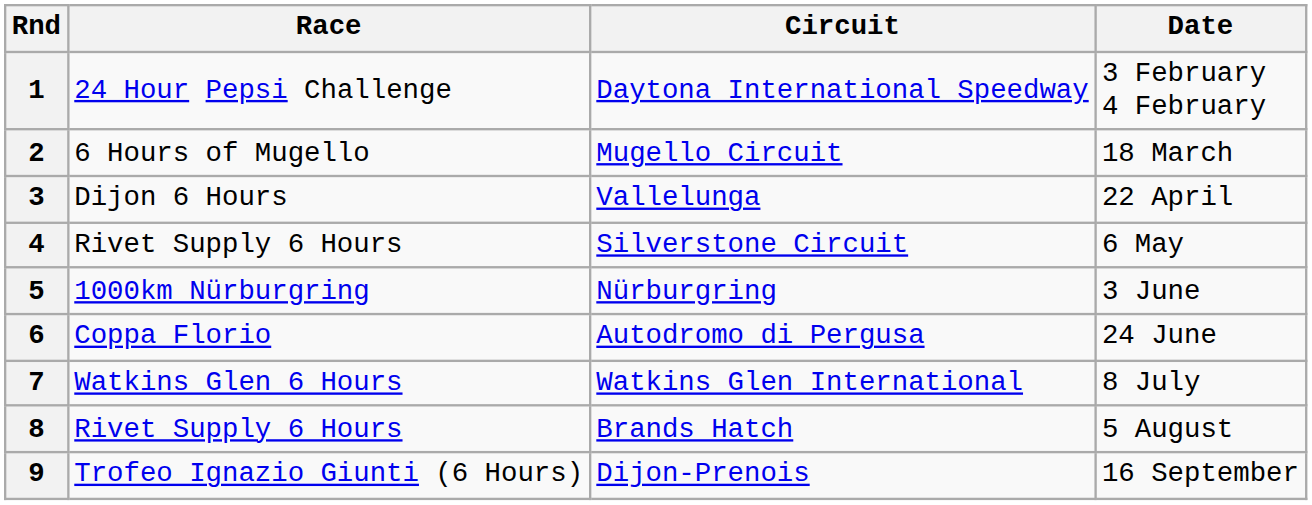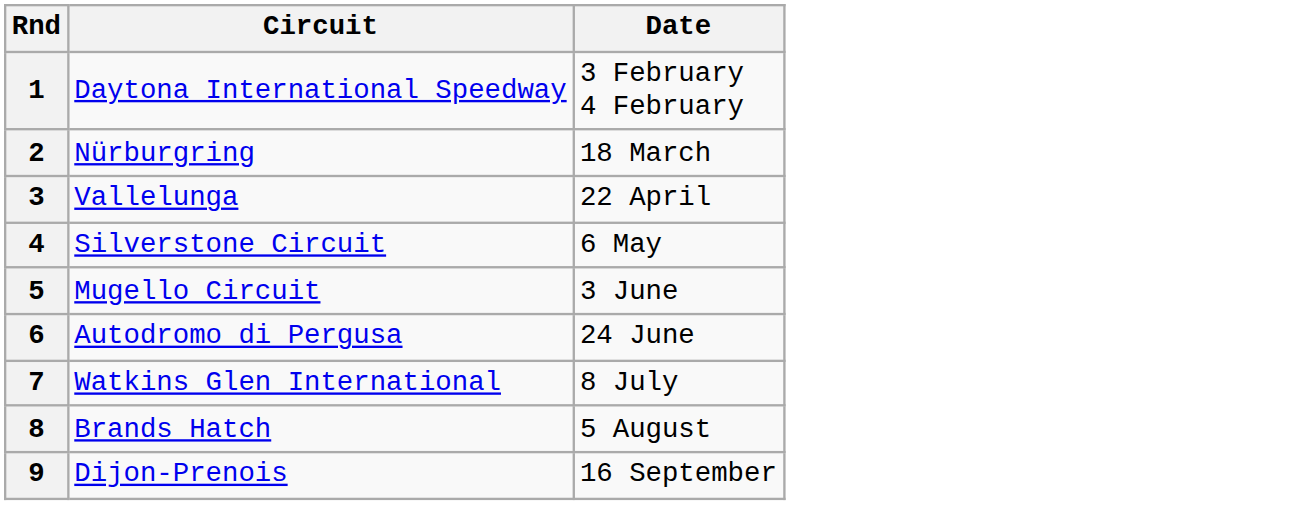- column: (329, 28)
(719, 153) Mugello Circuit -> (165, 153) Nürburgring
(687, 291) Nürburgring -> (197, 291) Mugello Circuit
